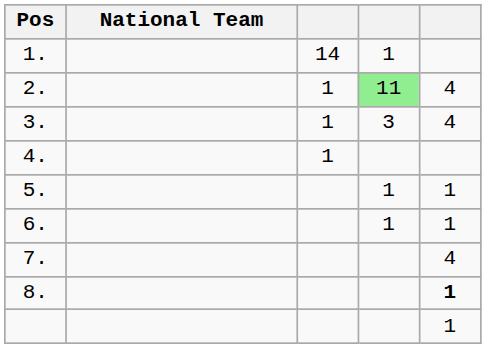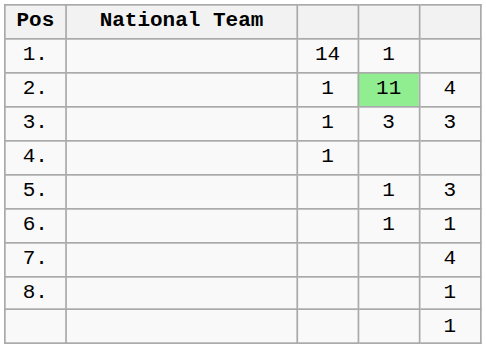(450, 124) 4 -> (450, 124) 3
(450, 192) 1 -> (450, 192) 3
(450, 293) bold -> (450, 293) normal
